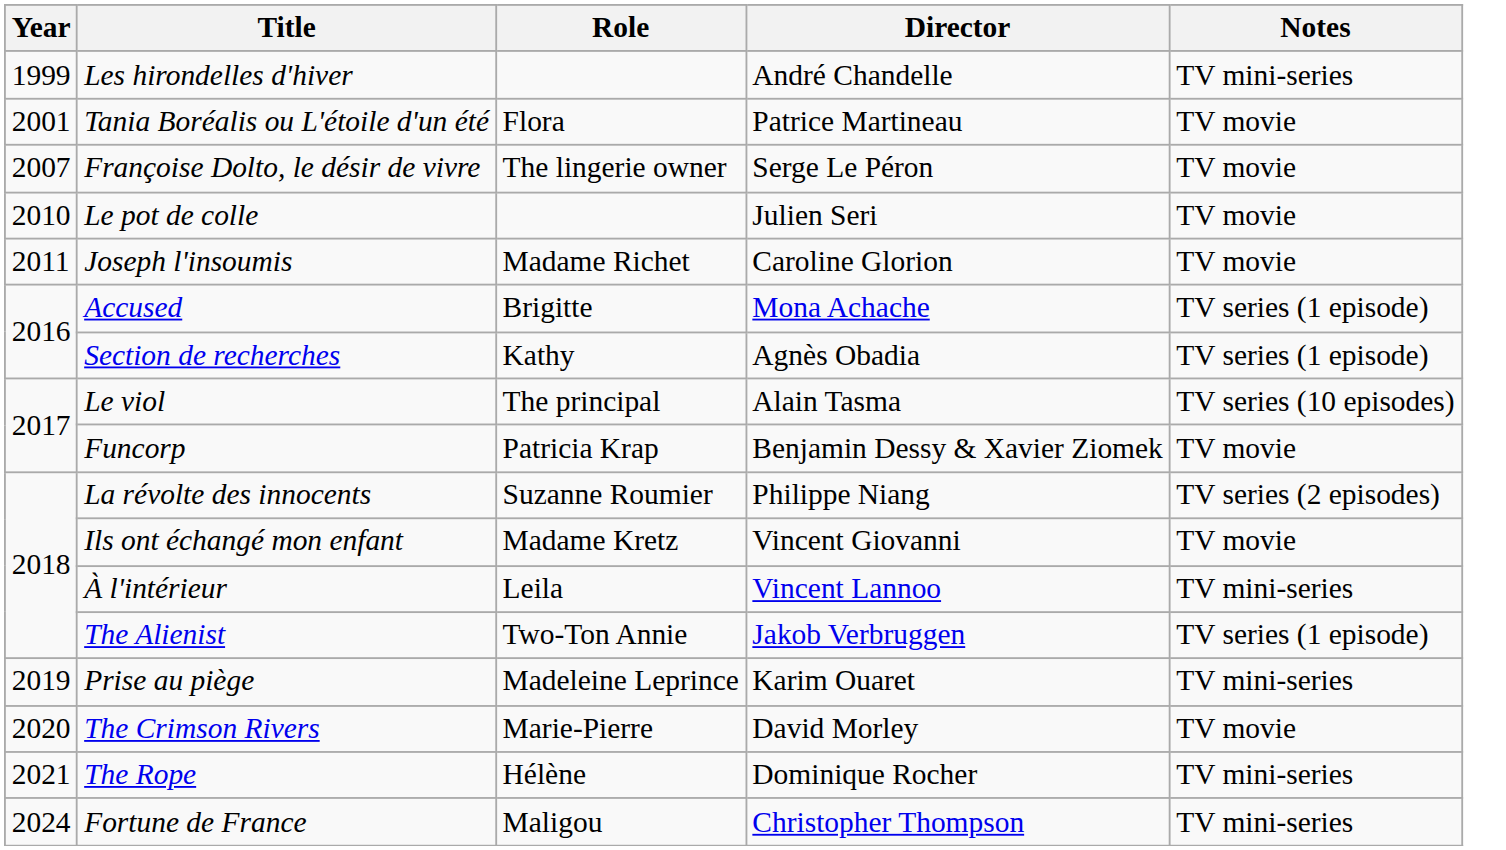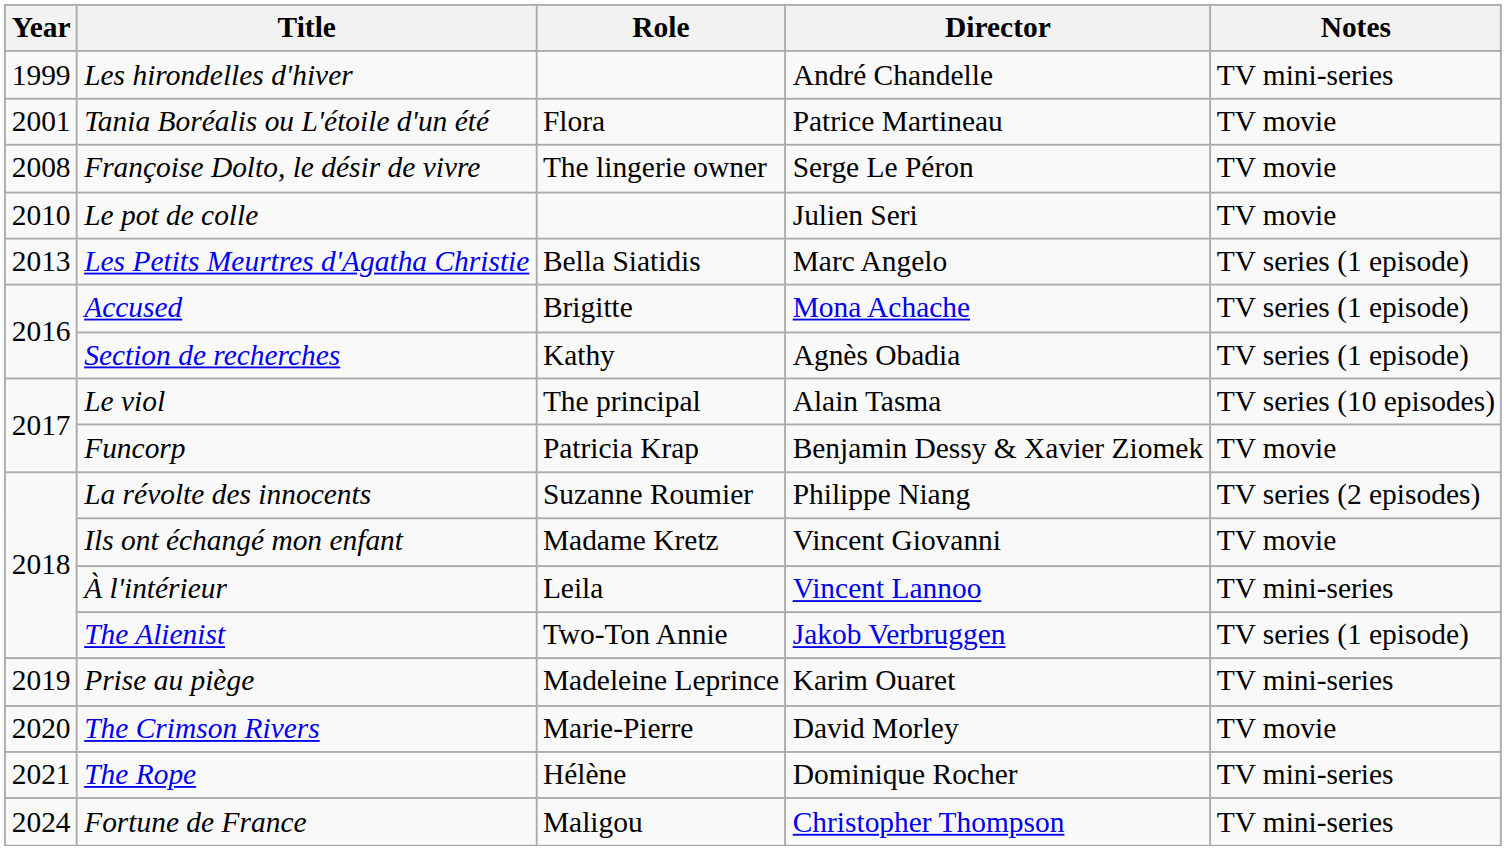(41, 167) 2007 -> (41, 167) 2008
- row: (188, 261)
+ row: (307, 261)
